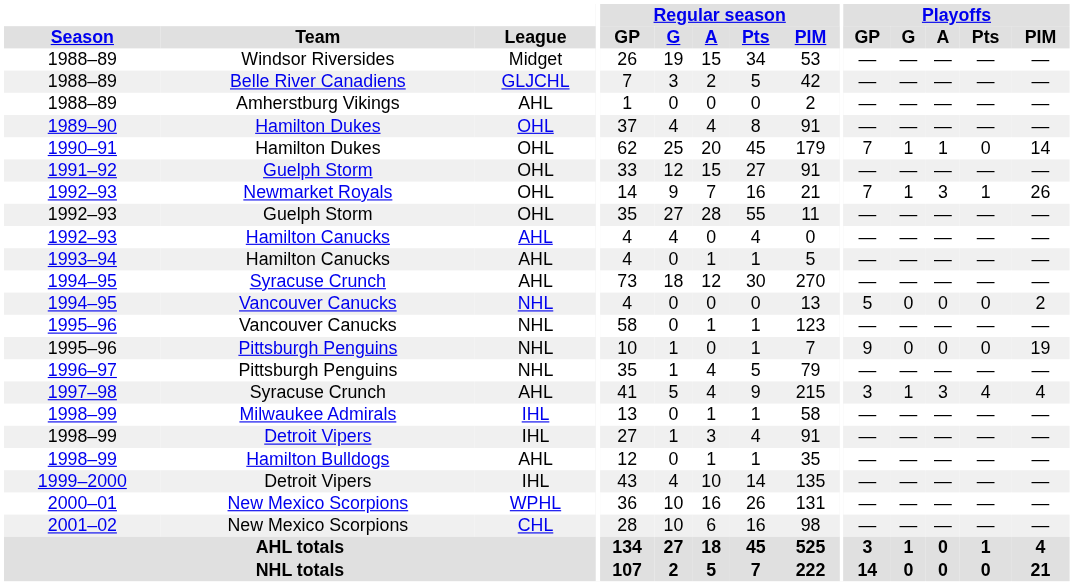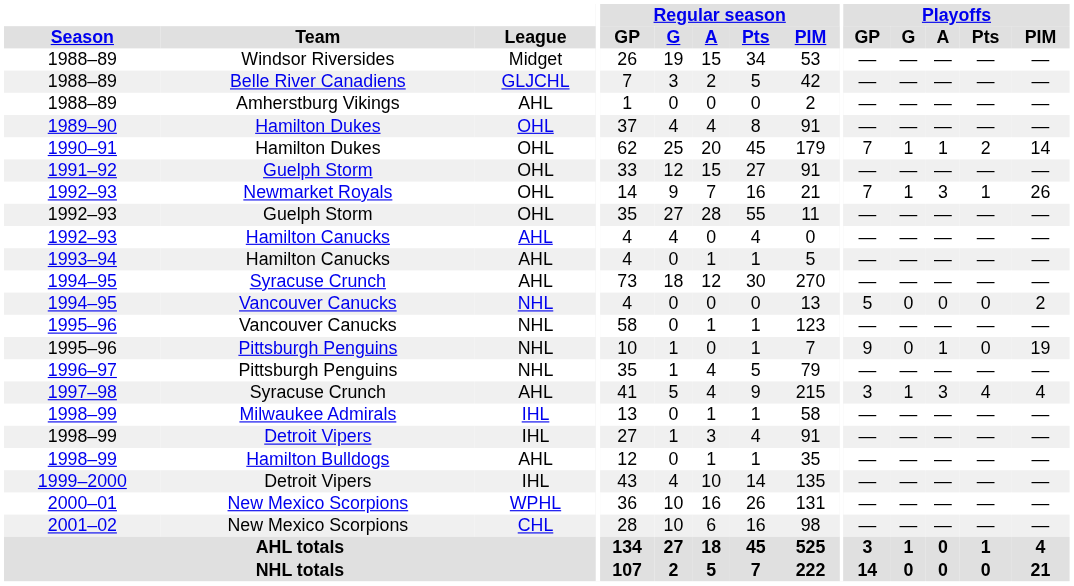(986, 148) 0 -> (986, 148) 2
(943, 348) 0 -> (943, 348) 1
